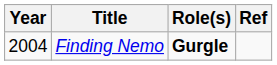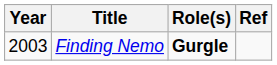(28, 45) 2004 -> (28, 45) 2003
